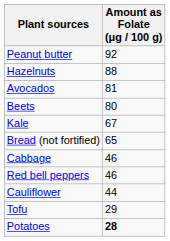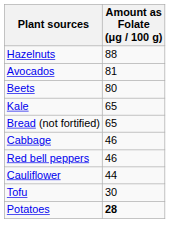- row: (40, 54)
(111, 123) 67 -> (111, 106) 65
(111, 210) 29 -> (111, 192) 30
